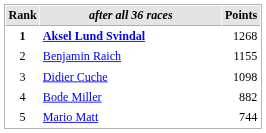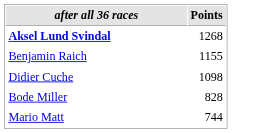- column: (23, 15)
(248, 97) 882 -> (214, 97) 828
